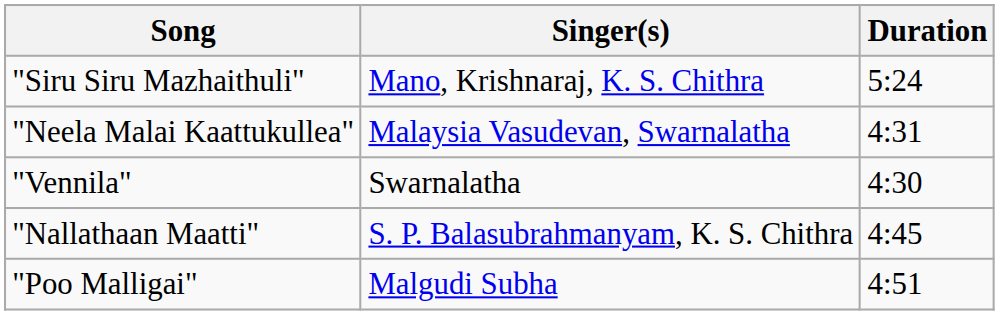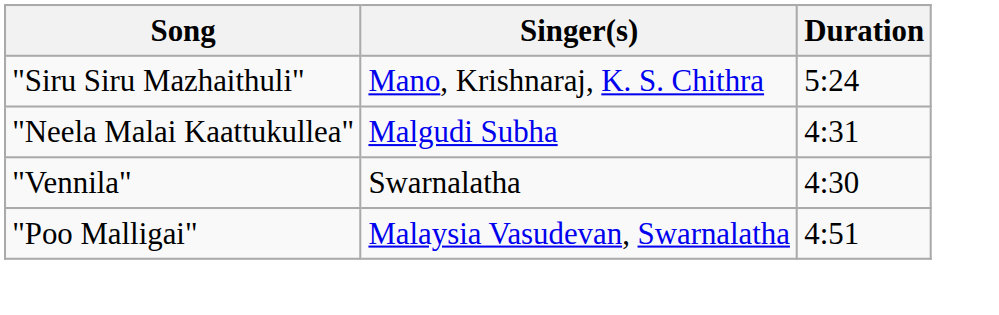(579, 131) Malaysia Vasudevan, Swarnalatha -> (463, 131) Malgudi Subha
- row: (136, 233)
(463, 284) Malgudi Subha -> (579, 233) Malaysia Vasudevan, Swarnalatha
